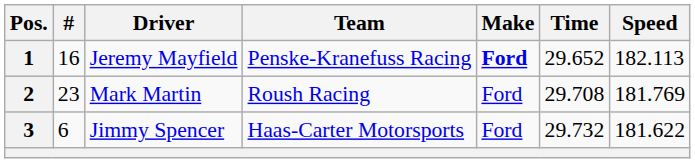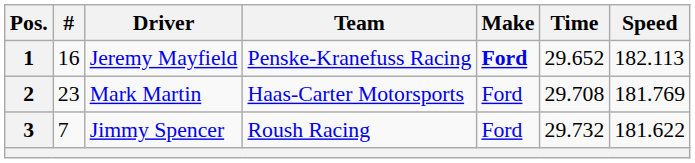(309, 94) Roush Racing -> (356, 94) Haas-Carter Motorsports
(63, 130) 6 -> (63, 130) 7
(356, 130) Haas-Carter Motorsports -> (309, 130) Roush Racing
